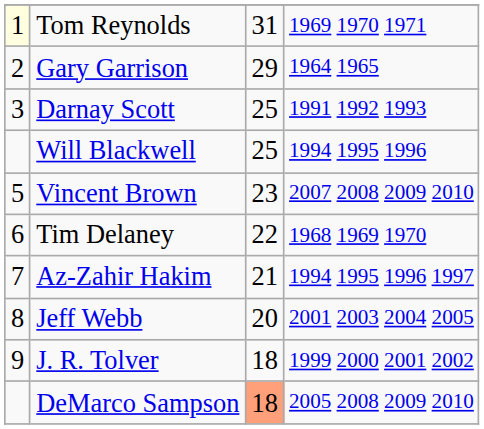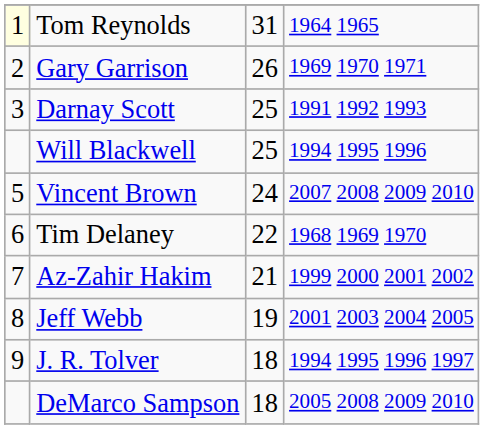(358, 25) 1969 1970 1971 -> (334, 25) 1964 1965
(265, 67) 29 -> (265, 67) 26
(334, 67) 1964 1965 -> (358, 67) 1969 1970 1971
(265, 192) 23 -> (265, 192) 24
(381, 276) 1994 1995 1996 1997 -> (381, 276) 1999 2000 2001 2002
(265, 318) 20 -> (265, 318) 19
(381, 360) 1999 2000 2001 2002 -> (381, 360) 1994 1995 1996 1997
(265, 402) lightsalmon background -> (265, 402) no background
